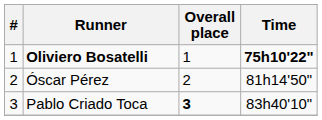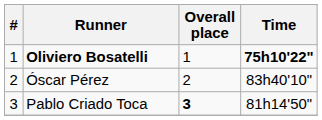(279, 80) 81h14'50" -> (279, 80) 83h40'10"
(279, 104) 83h40'10" -> (279, 104) 81h14'50"
